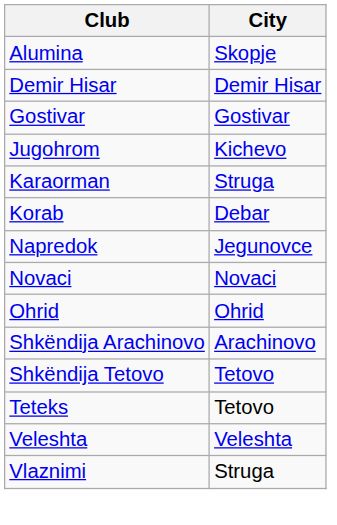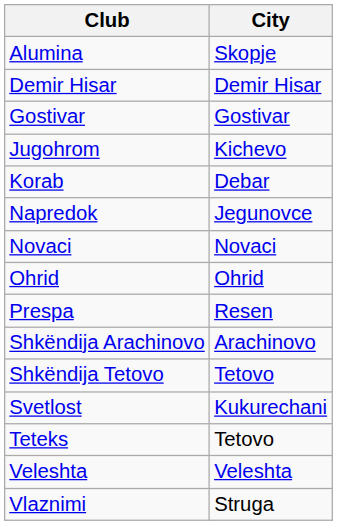- row: (60, 181)
+ row: (42, 310)
+ row: (45, 407)
